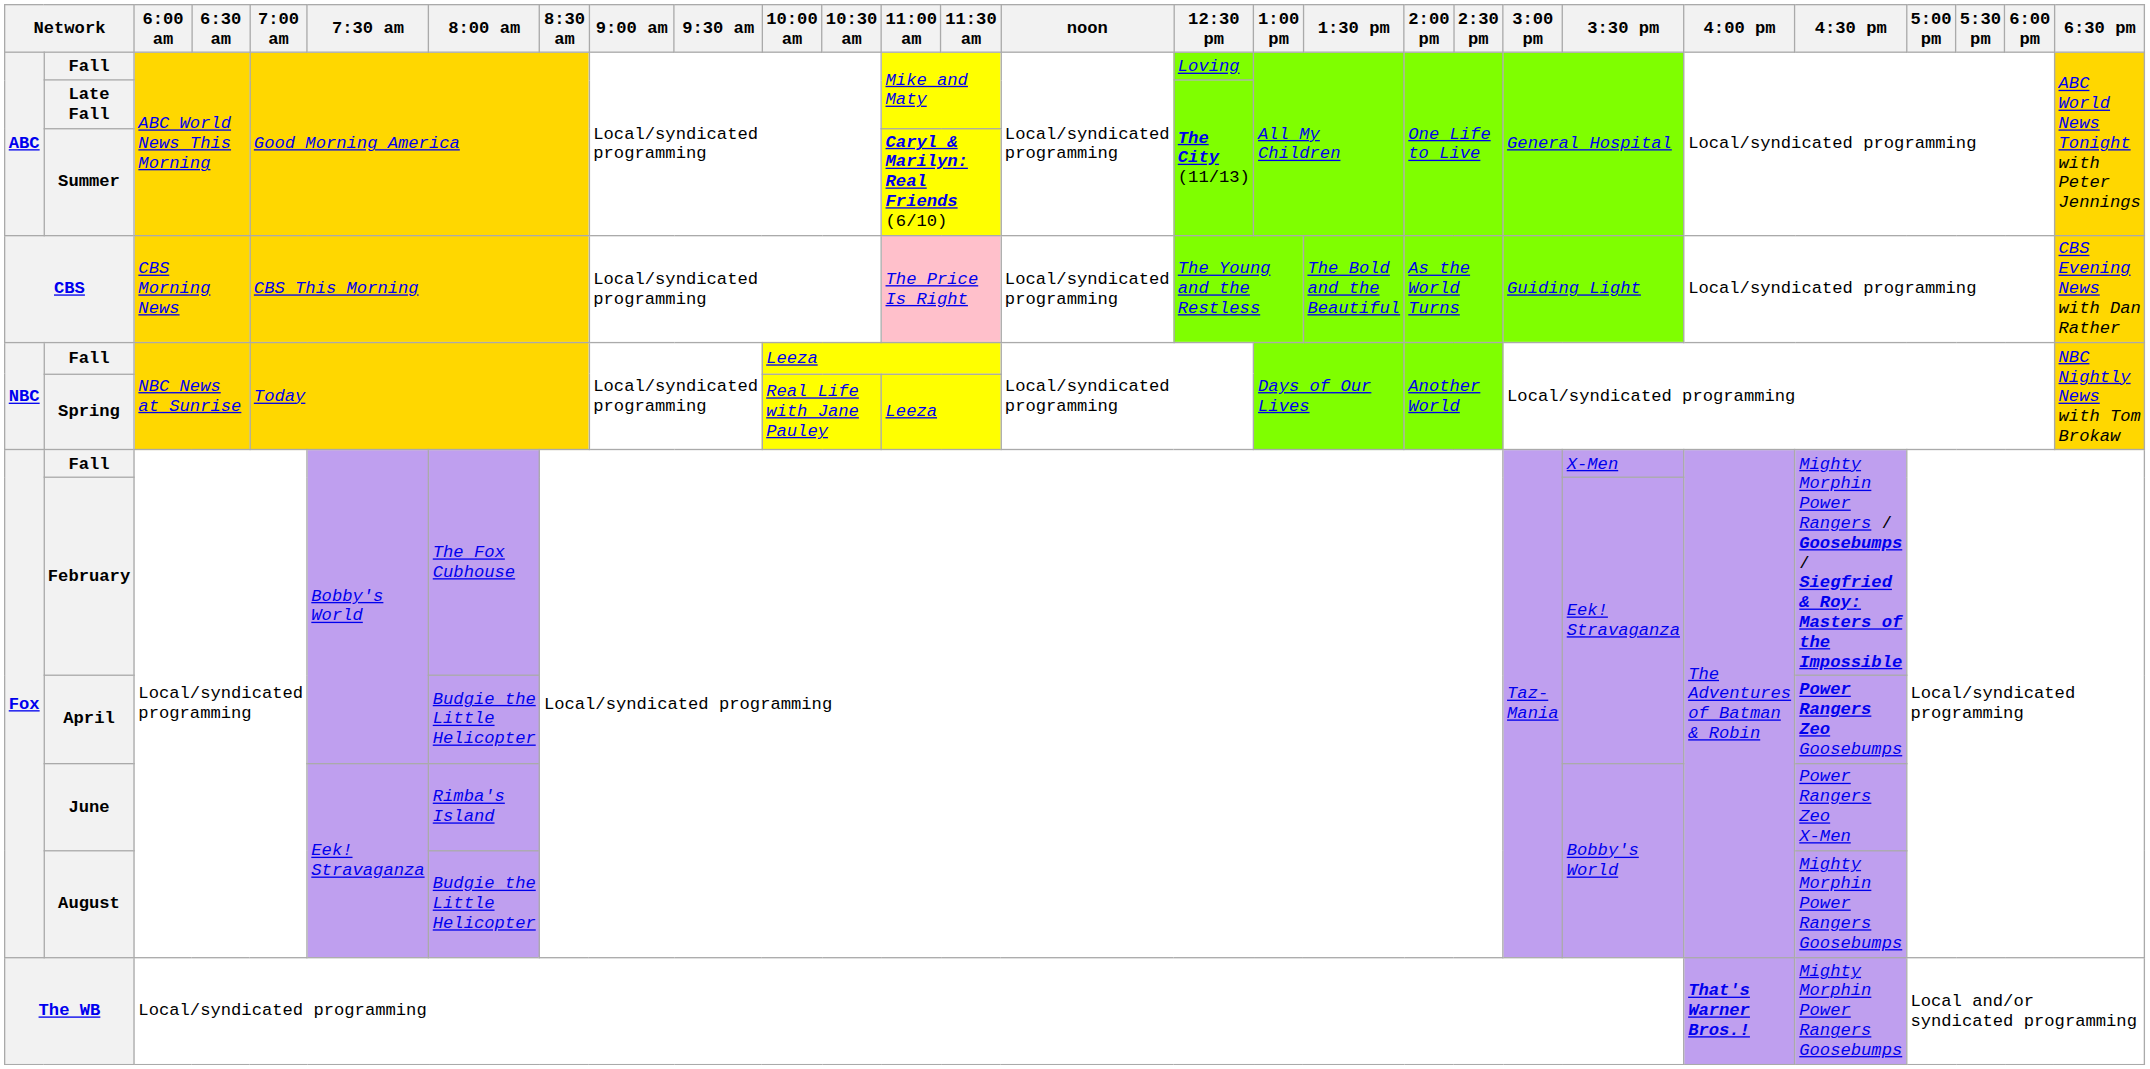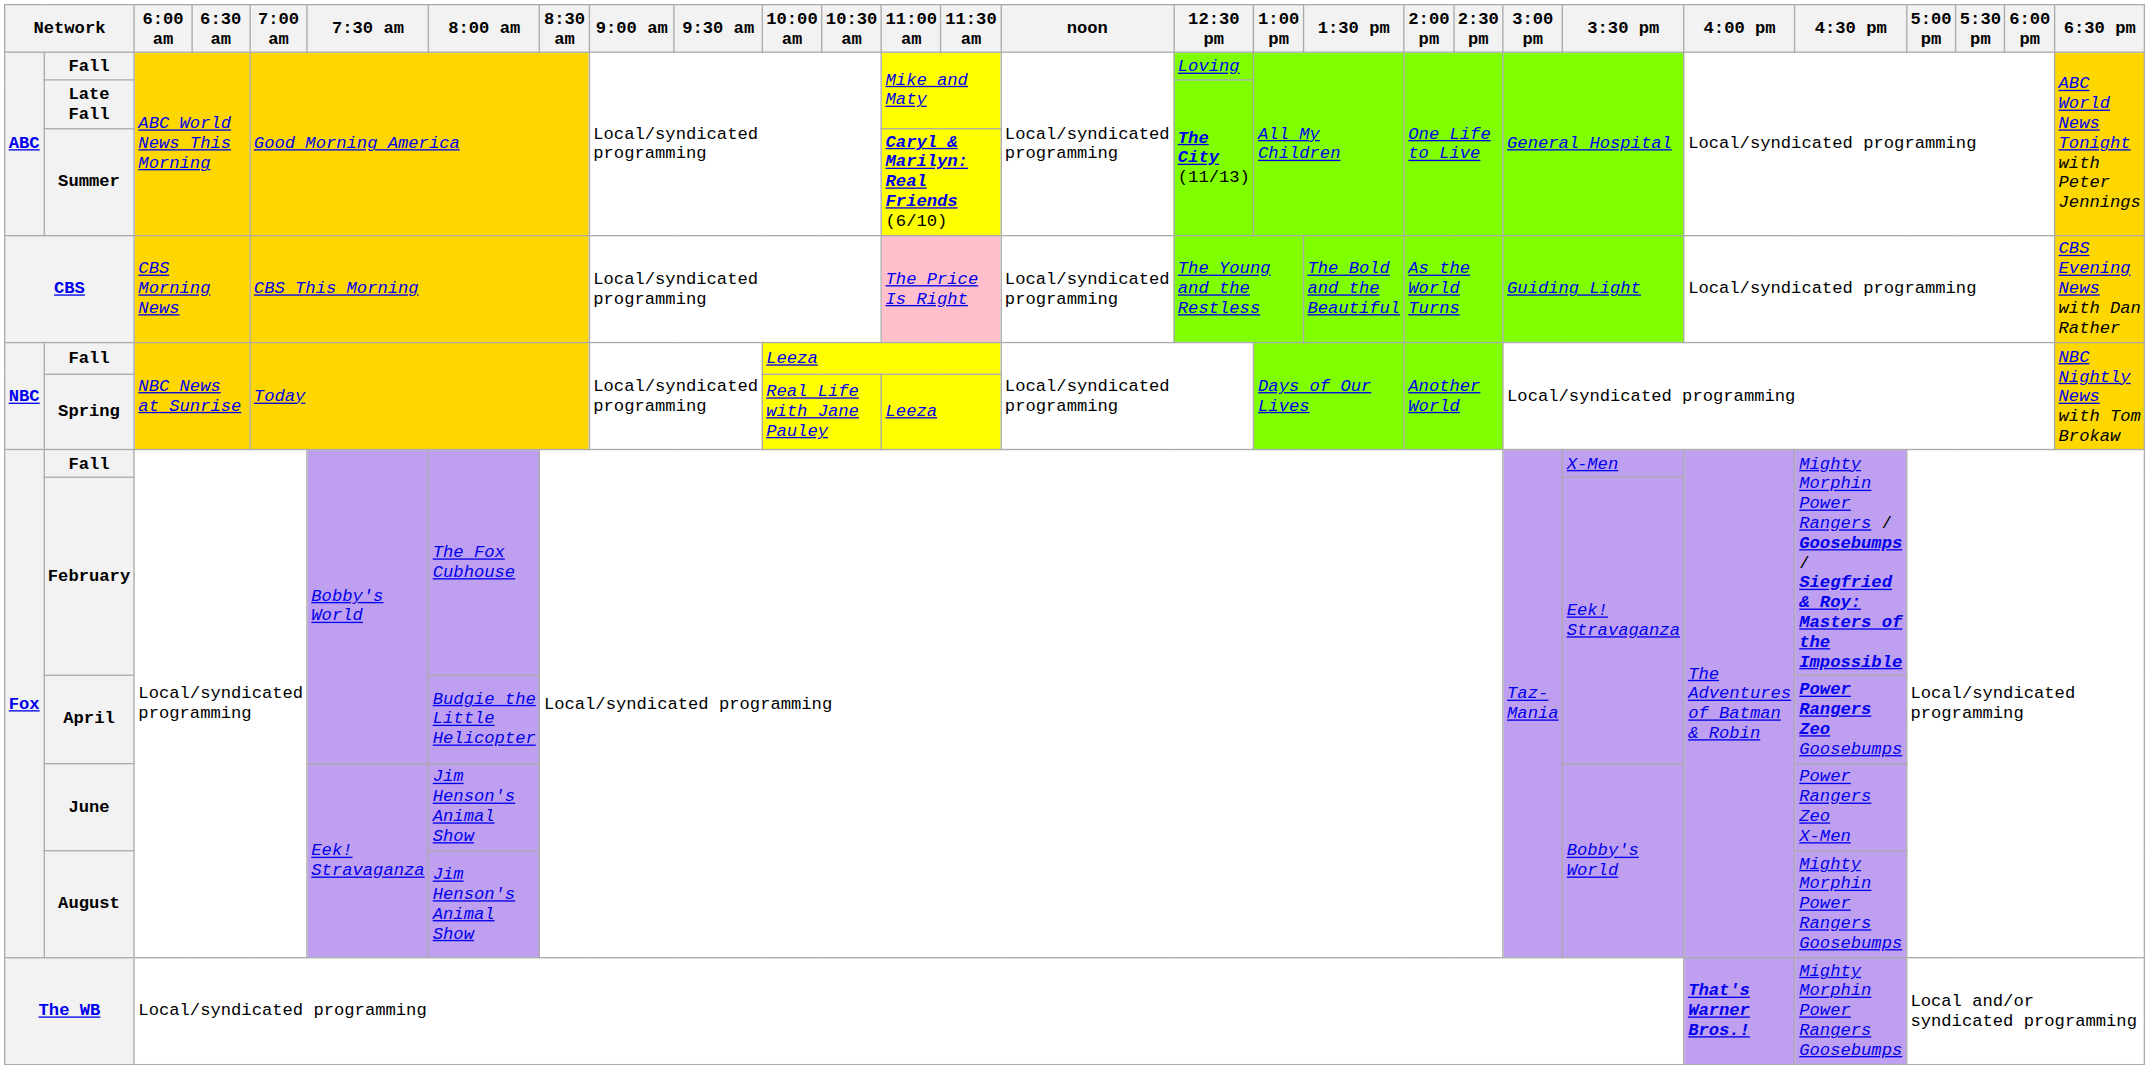(469, 807) Rimba's Island -> (474, 807) Jim Henson's Animal Show
(484, 904) Budgie the Little Helicopter -> (474, 904) Jim Henson's Animal Show
